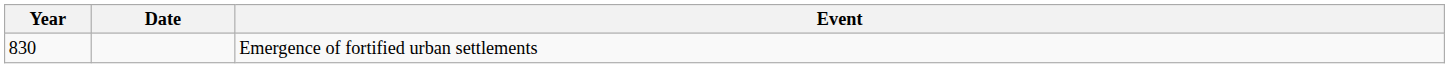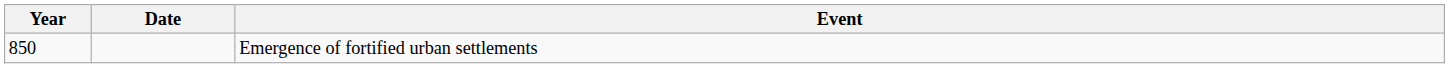(22, 47) 830 -> (22, 47) 850
